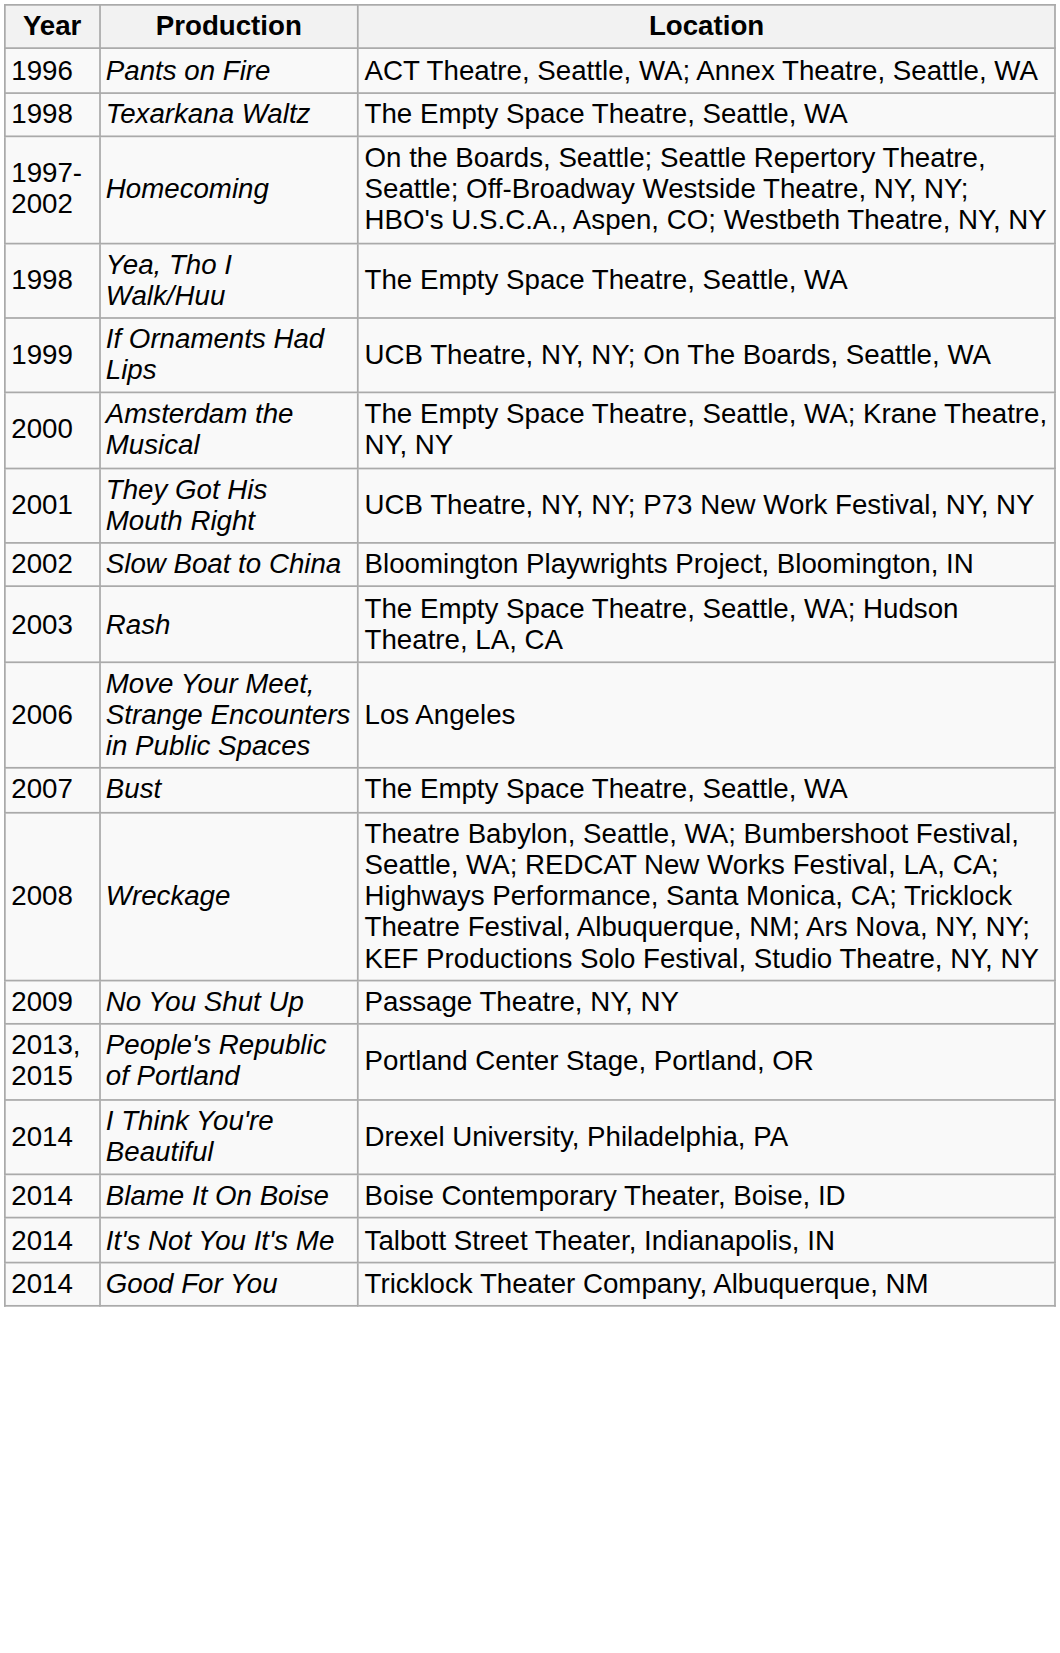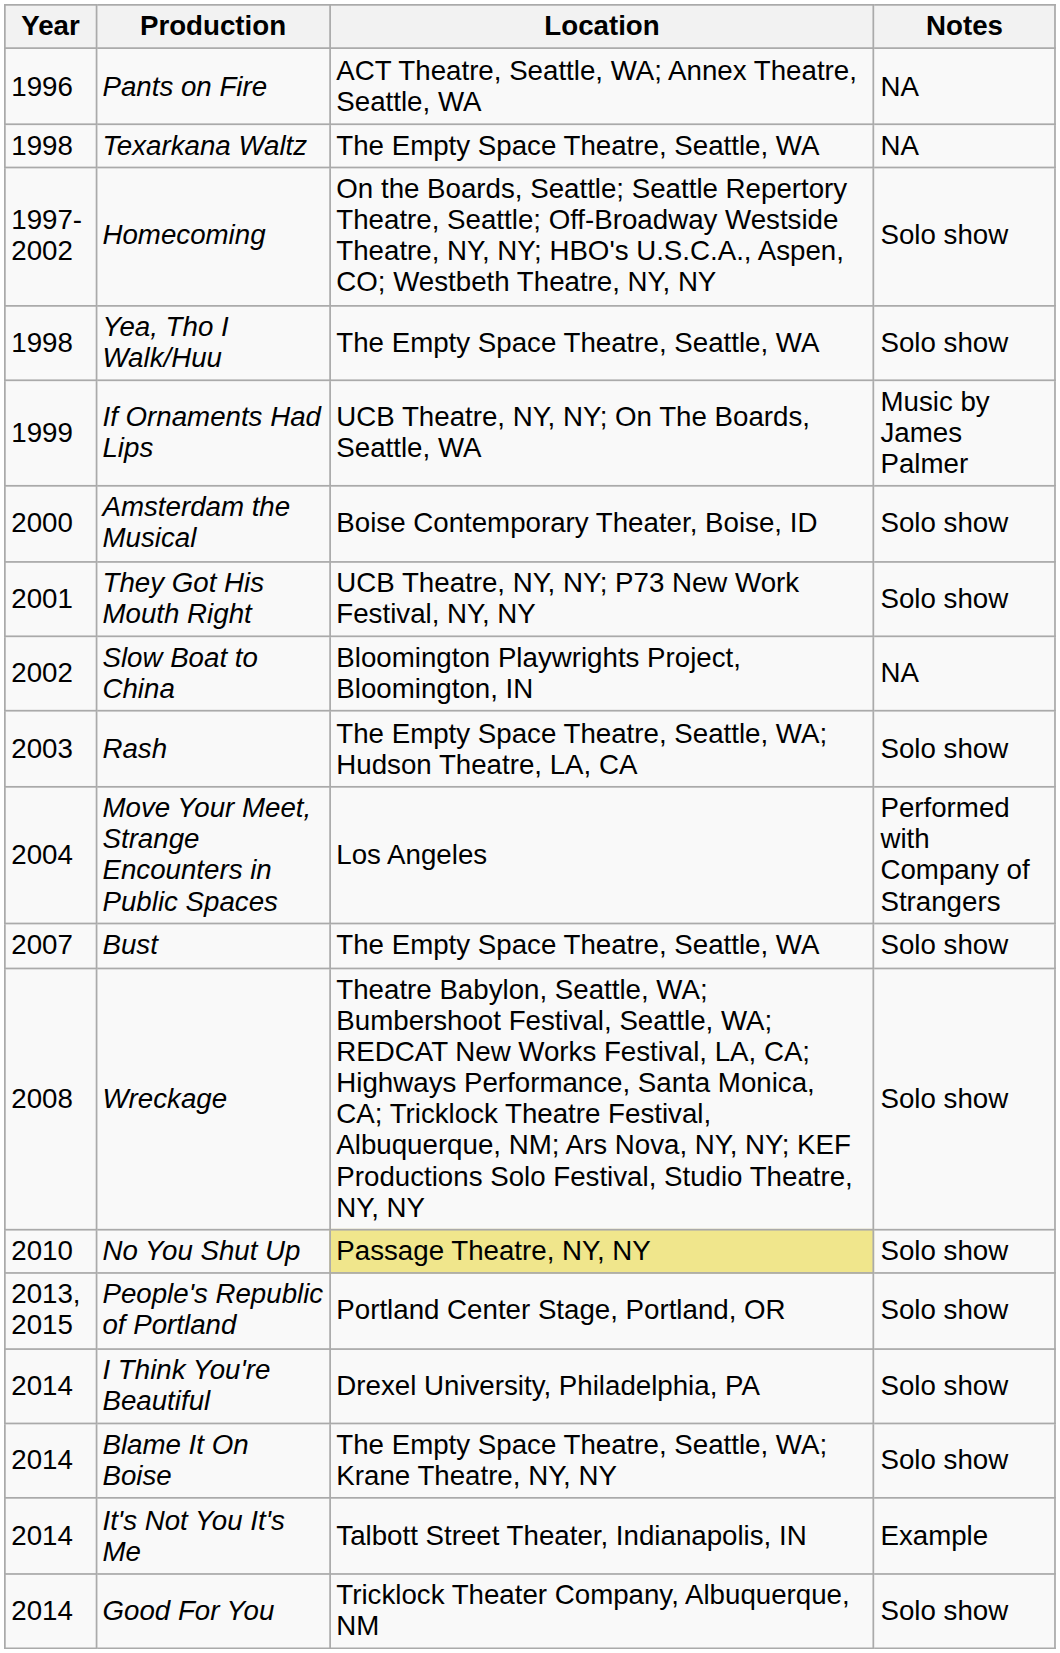+ column: (965, 26)
(706, 429) The Empty Space Theatre, Seattle, WA; Krane Theatre, NY, NY -> (577, 523) Boise Contemporary Theater, Boise, ID
(42, 714) 2006 -> (42, 854) 2004
(42, 1001) 2009 -> (42, 1251) 2010
(522, 1001) no background -> (494, 1251) khaki background
(605, 1195) Boise Contemporary Theater, Boise, ID -> (582, 1460) The Empty Space Theatre, Seattle, WA; Krane Theatre, NY, NY
